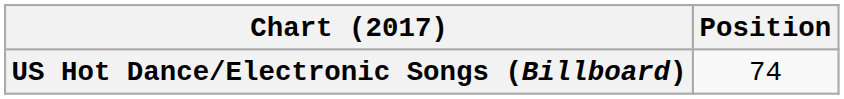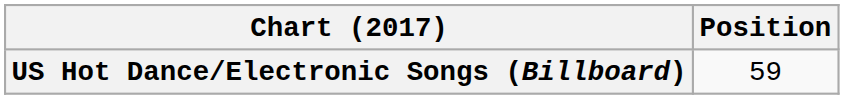(765, 72) 74 -> (765, 72) 59
